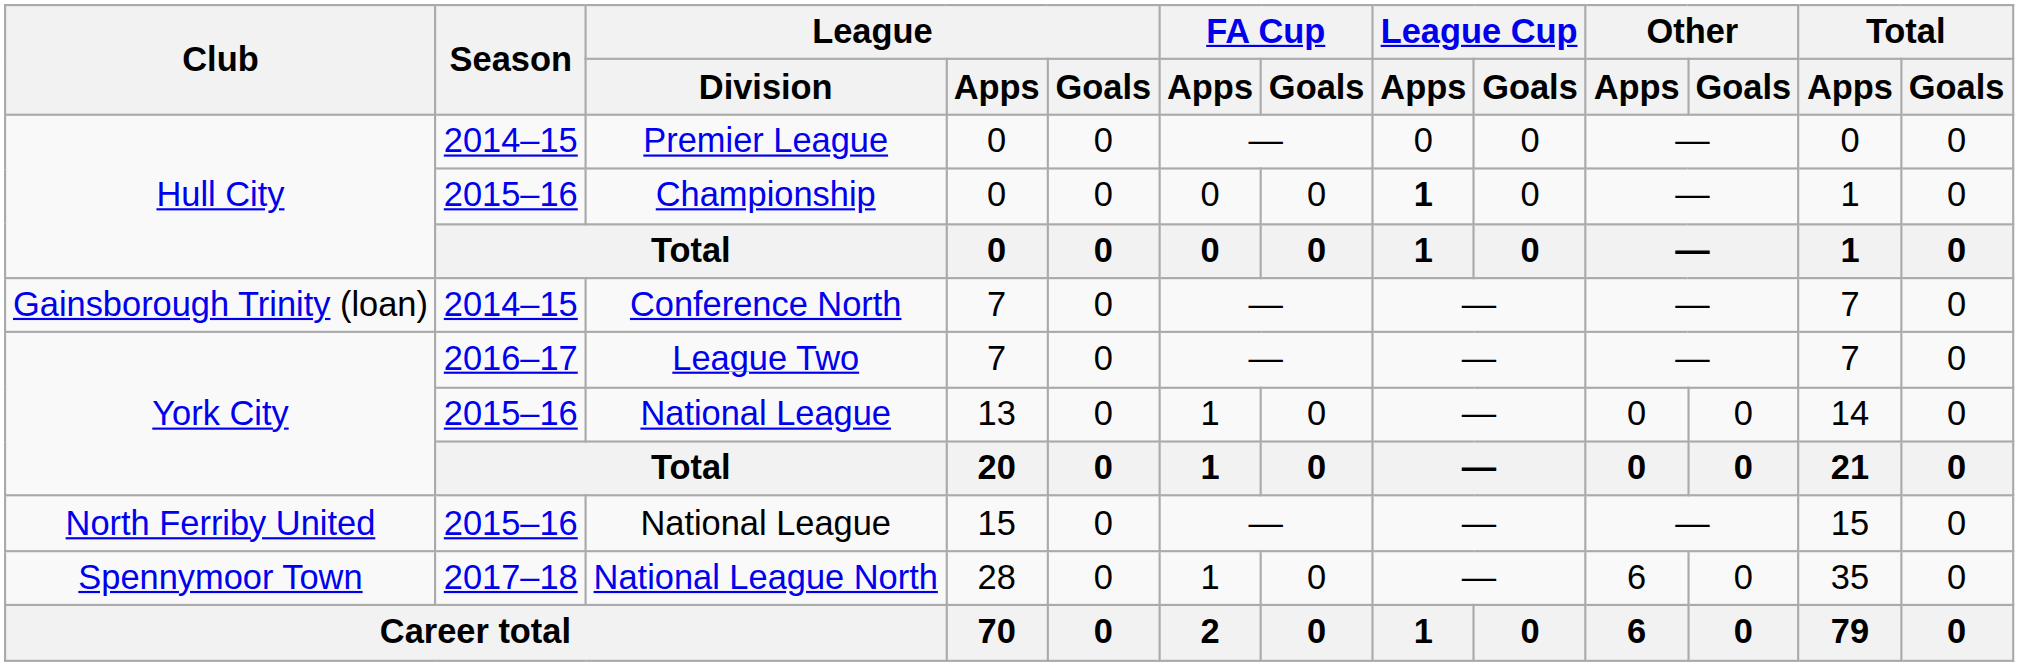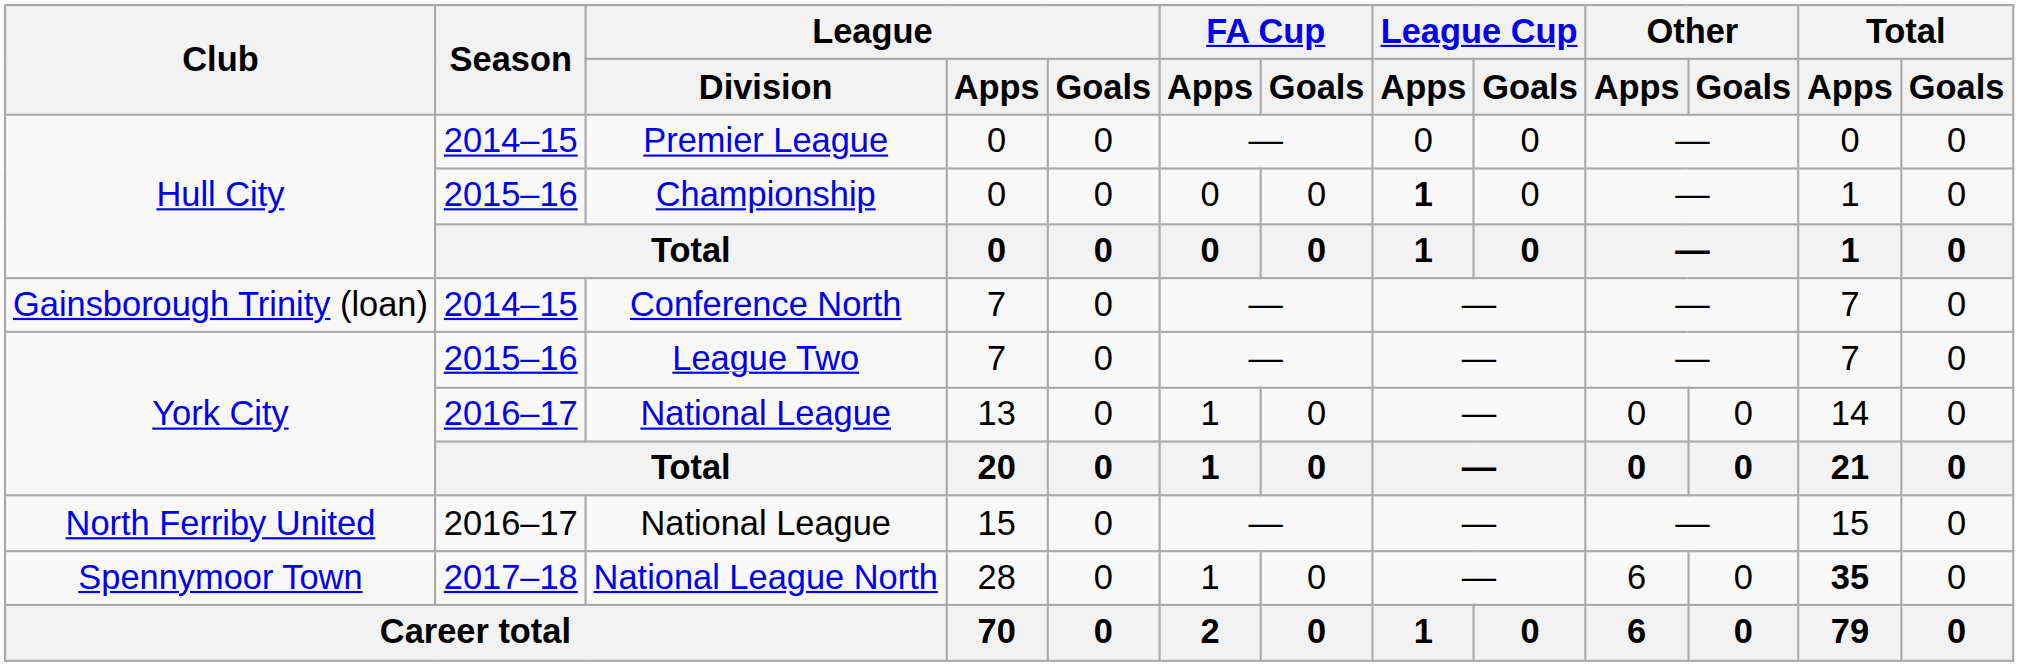(511, 359) 2016–17 -> (511, 359) 2015–16
(511, 413) 2015–16 -> (511, 413) 2016–17
(511, 522) 2015–16 -> (511, 522) 2016–17
(1850, 577) normal -> (1850, 577) bold
